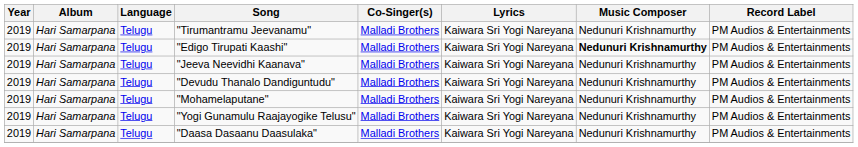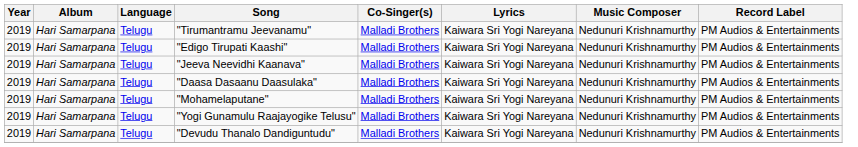(643, 47) bold -> (637, 47) normal
rows swapped: (247, 133) <-> (256, 82)
